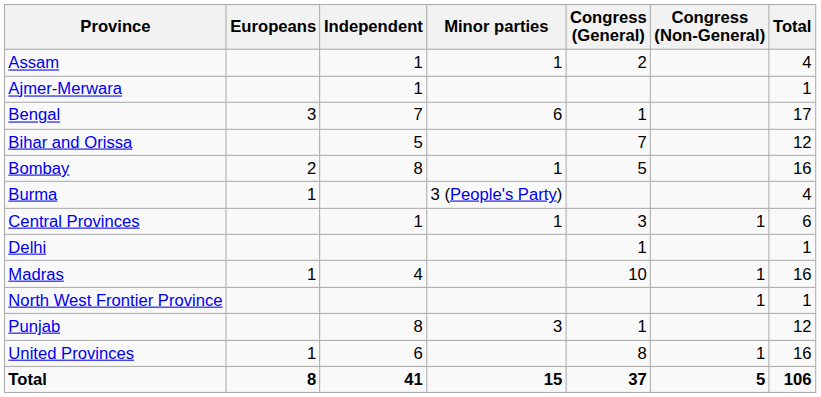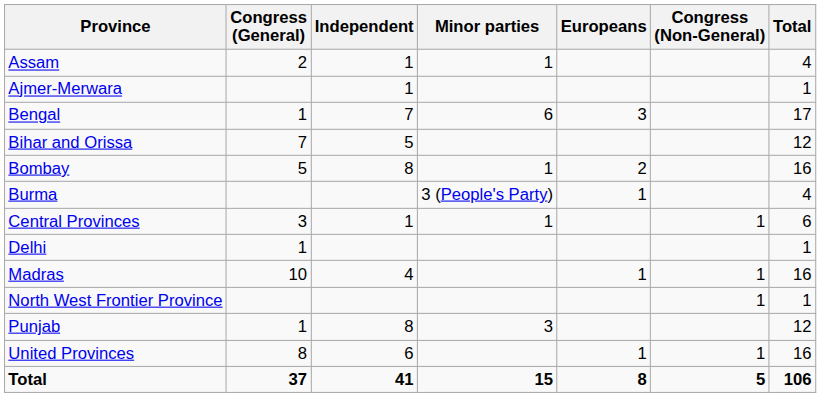columns swapped: (273, 27) <-> (608, 27)
